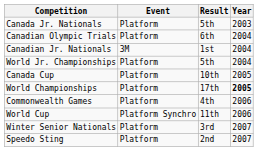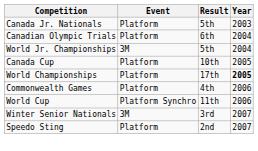- row: (59, 50)
(139, 62) Platform -> (125, 50) 3M
(139, 127) Platform -> (125, 114) 3M
